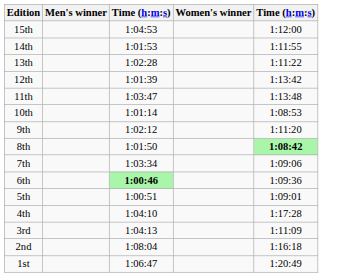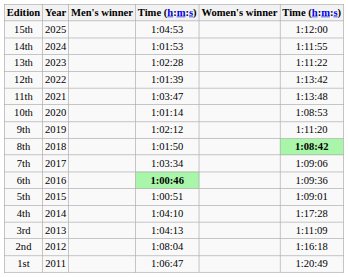+ column: (56, 12)
